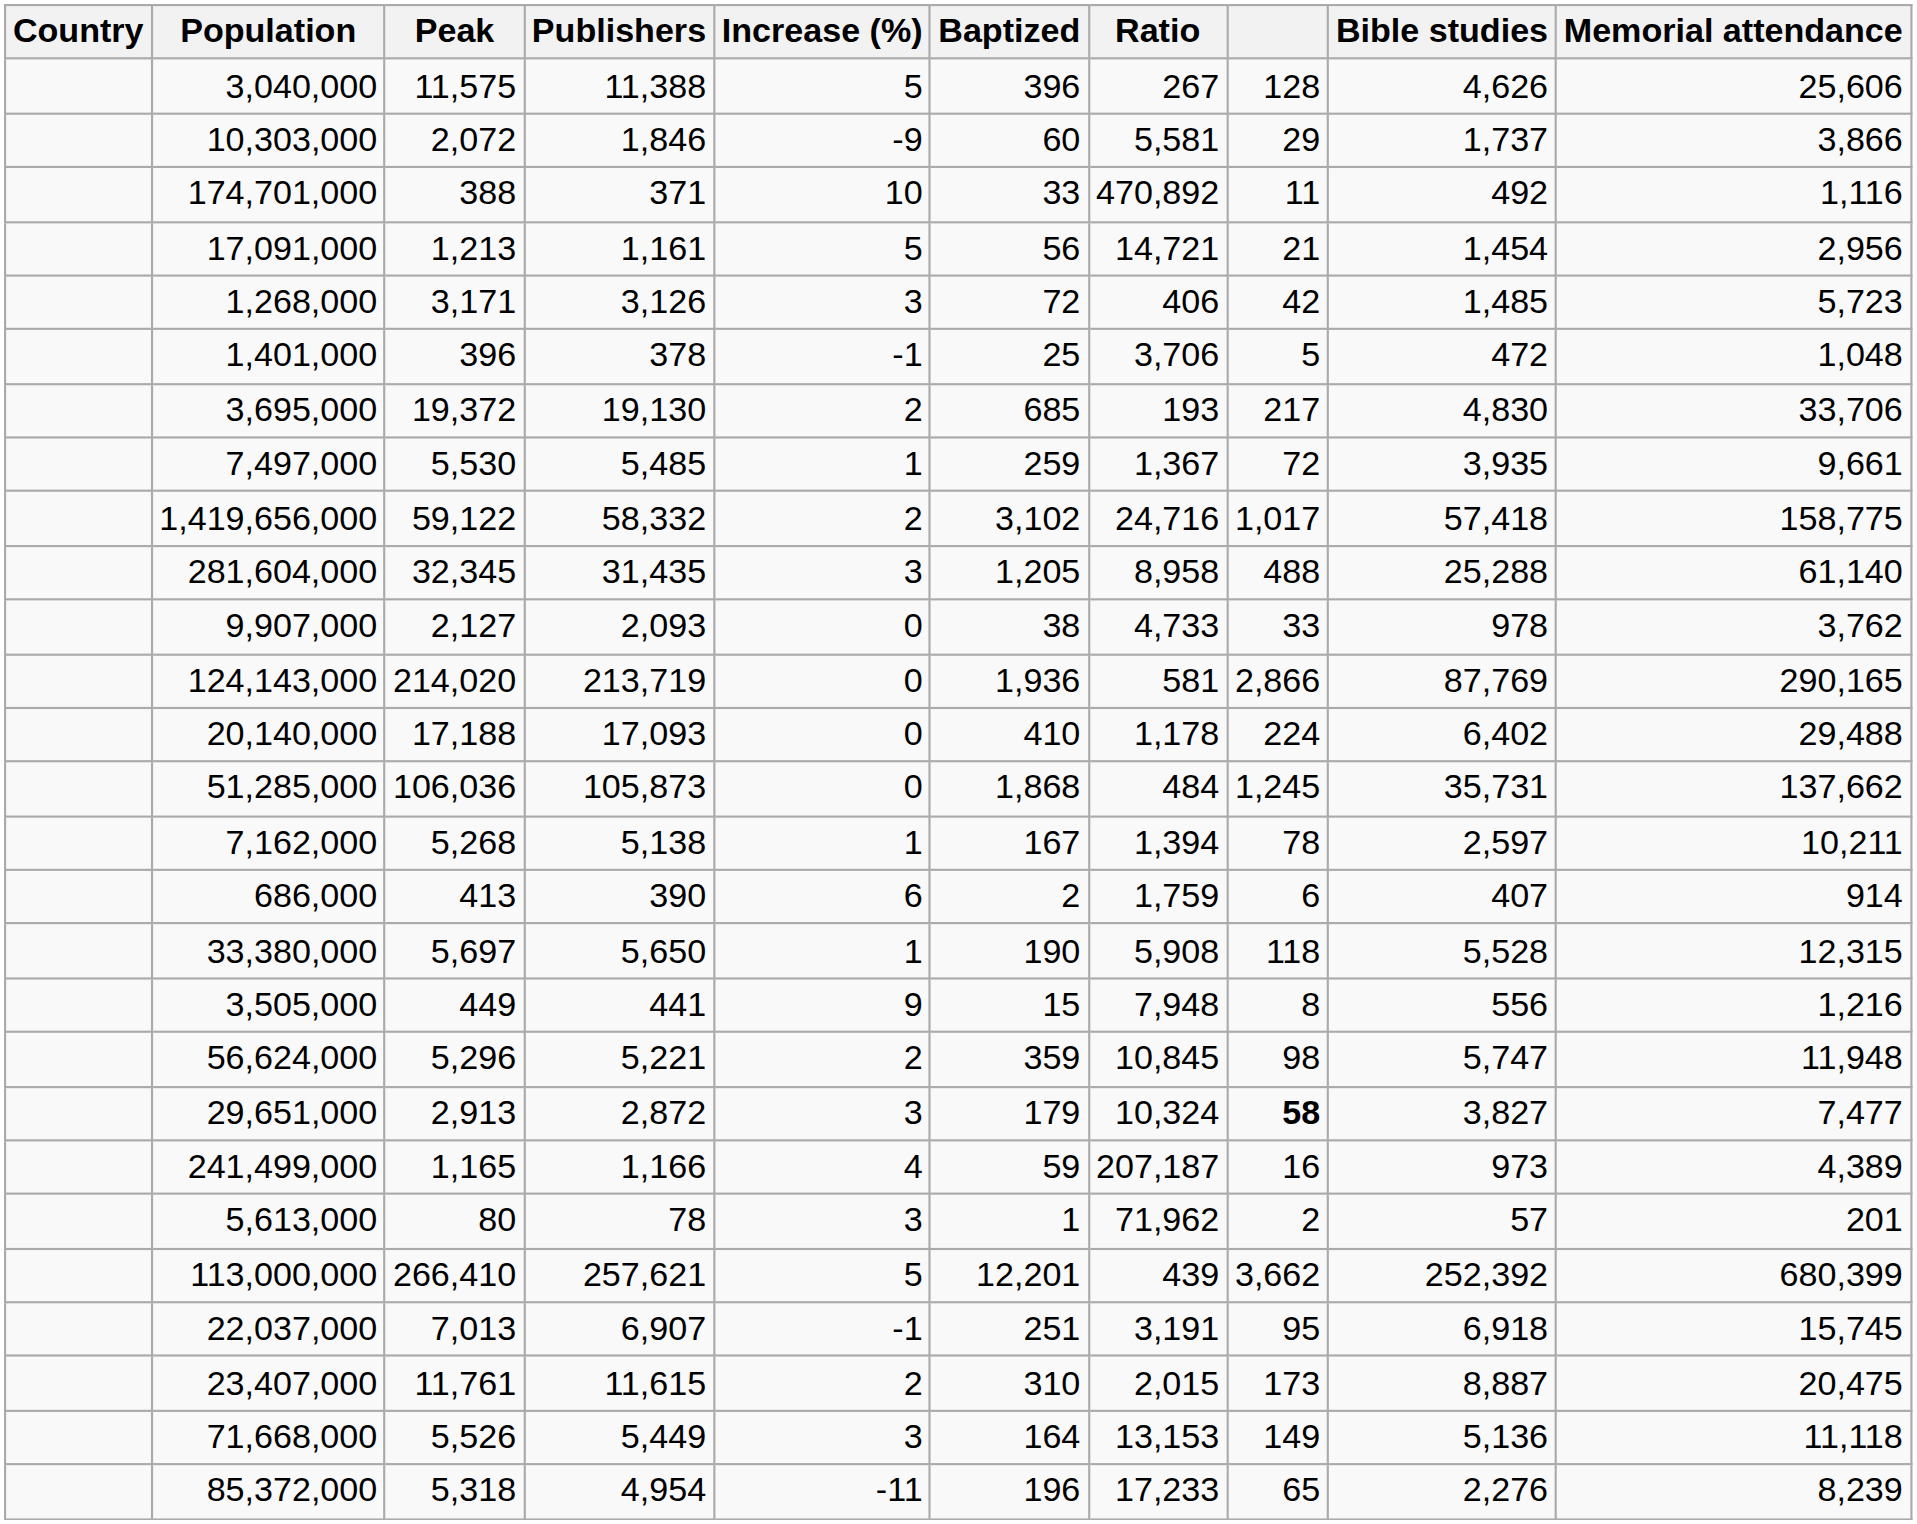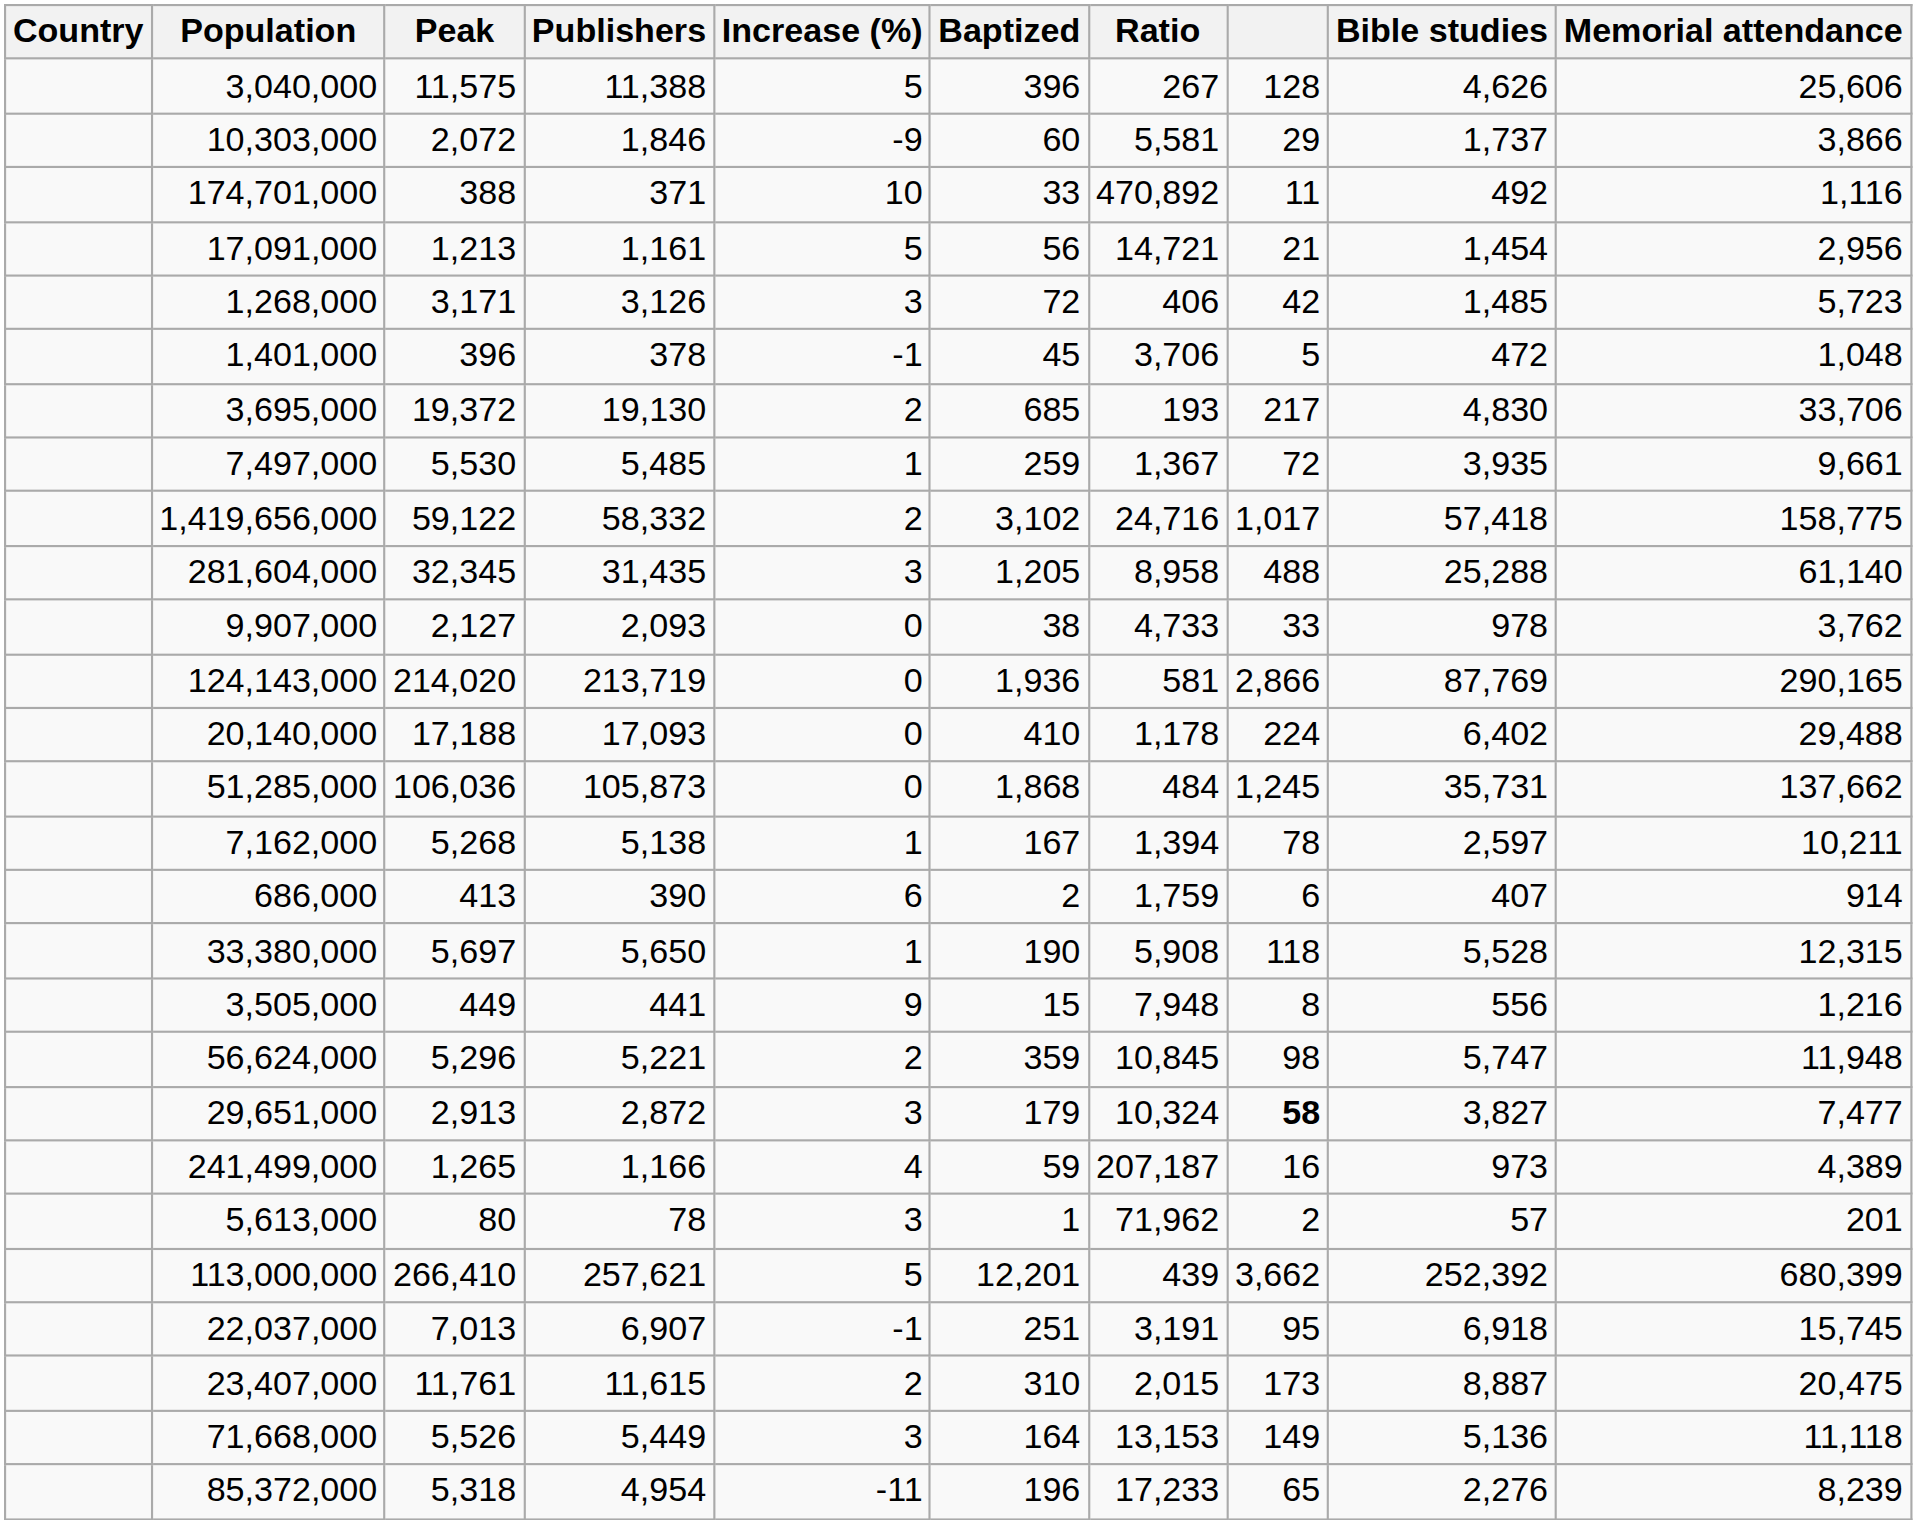(1061, 355) 25 -> (1061, 355) 45
(473, 1166) 1,165 -> (473, 1166) 1,265
